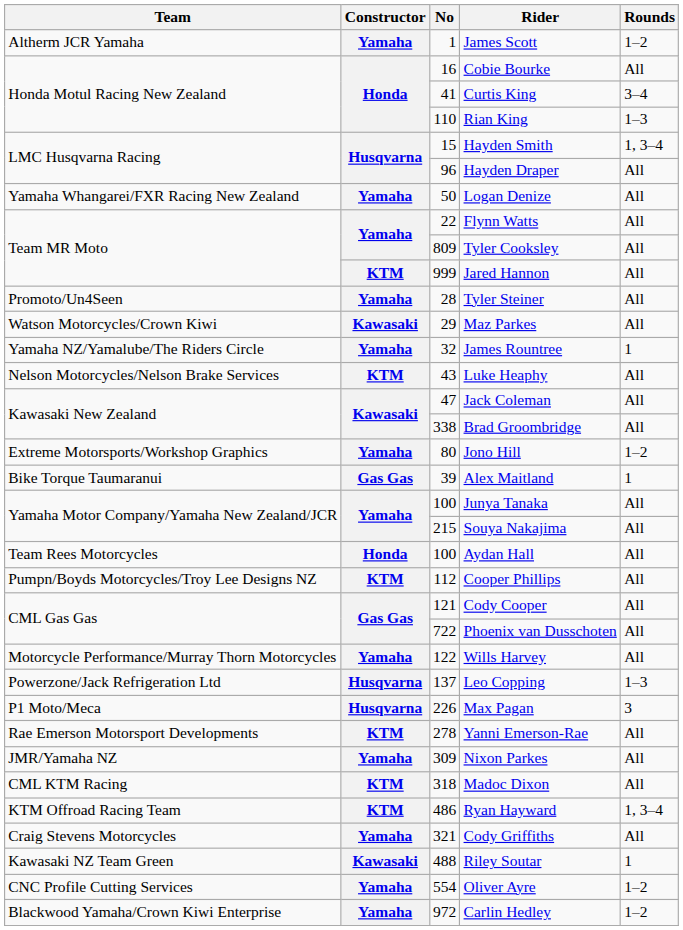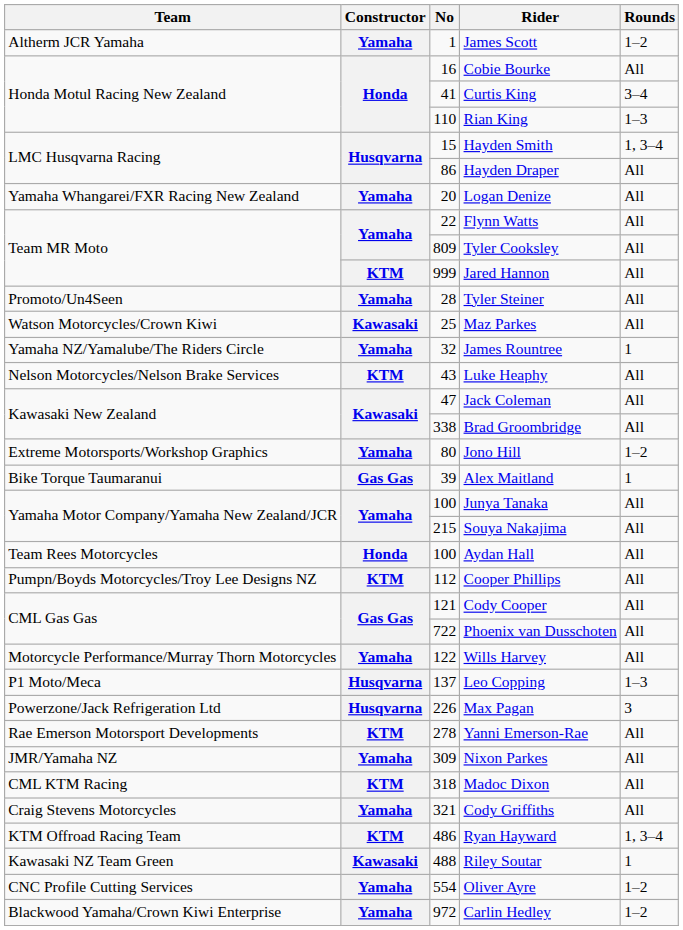(448, 170) 96 -> (448, 170) 86
(448, 195) 50 -> (448, 195) 20
(448, 323) 29 -> (448, 323) 25
(115, 681) Powerzone/Jack Refrigeration Ltd -> (55, 681) P1 Moto/Meca
(55, 707) P1 Moto/Meca -> (115, 707) Powerzone/Jack Refrigeration Ltd
rows swapped: (509, 835) <-> (510, 809)
